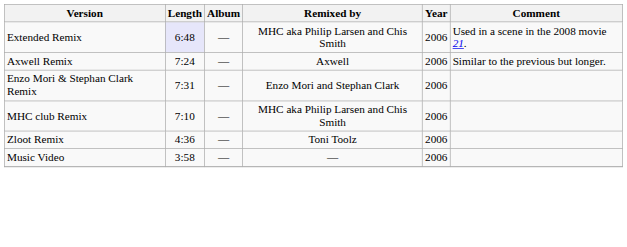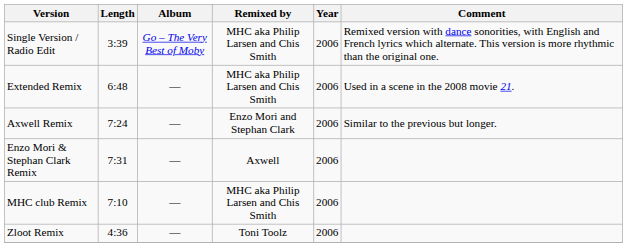+ row: (43, 43)
(185, 37) lavender background -> (118, 86) no background
(333, 61) Axwell -> (263, 123) Enzo Mori and Stephan Clark
(333, 85) Enzo Mori and Stephan Clark -> (263, 160) Axwell
- row: (36, 157)
